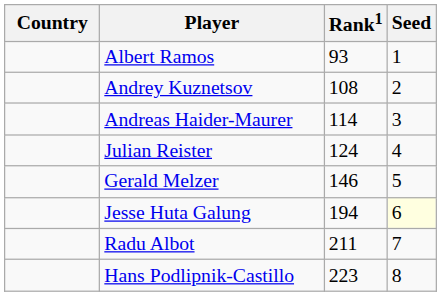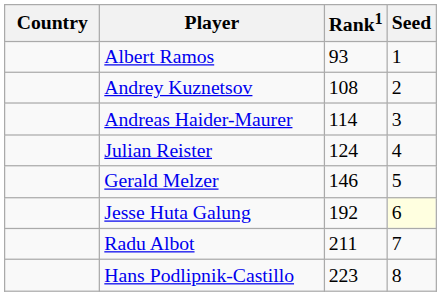(343, 212) 194 -> (343, 212) 192
